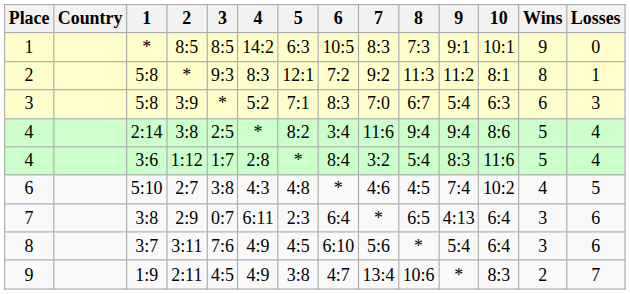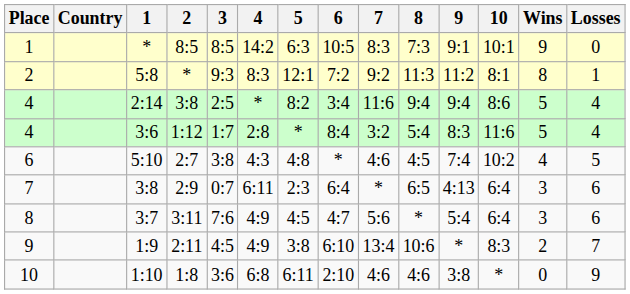- row: (187, 103)
(338, 246) 6:10 -> (338, 217) 4:7
(338, 274) 4:7 -> (338, 246) 6:10
+ row: (187, 274)
